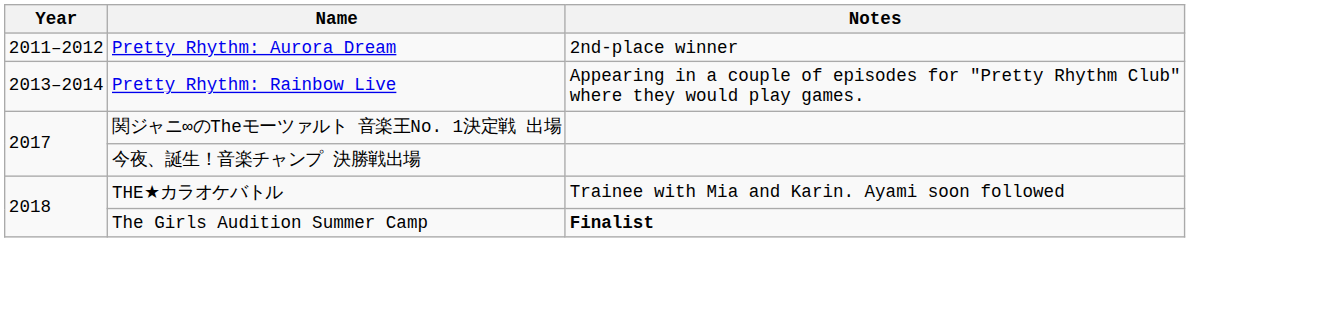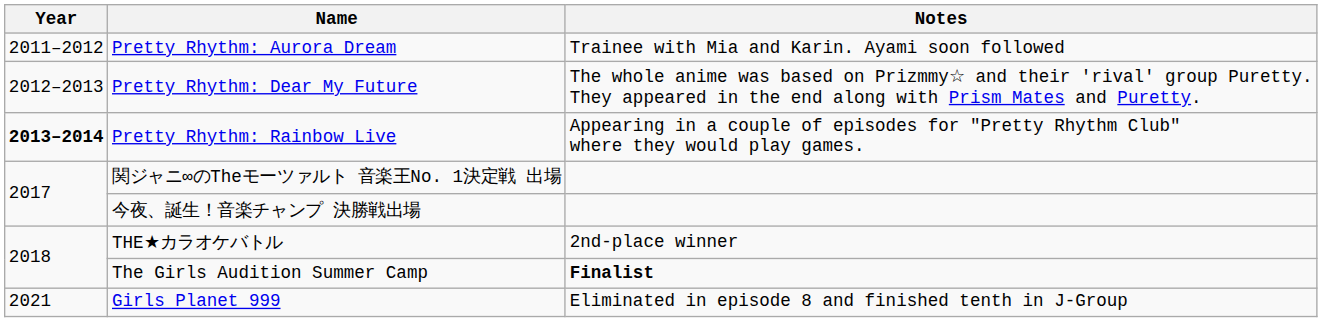(654, 48) 2nd-place winner -> (817, 48) Trainee with Mia and Karin. Ayami soon followed
+ row: (265, 87)
(56, 86) normal -> (56, 137) bold
(817, 192) Trainee with Mia and Karin. Ayami soon followed -> (654, 243) 2nd-place winner
+ row: (196, 302)
